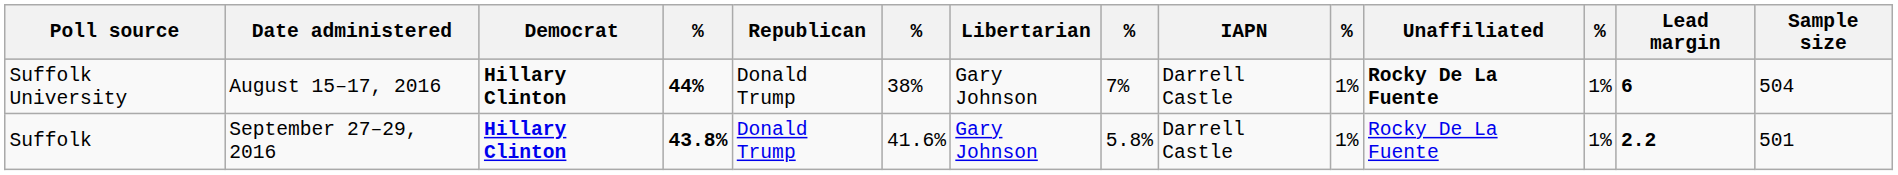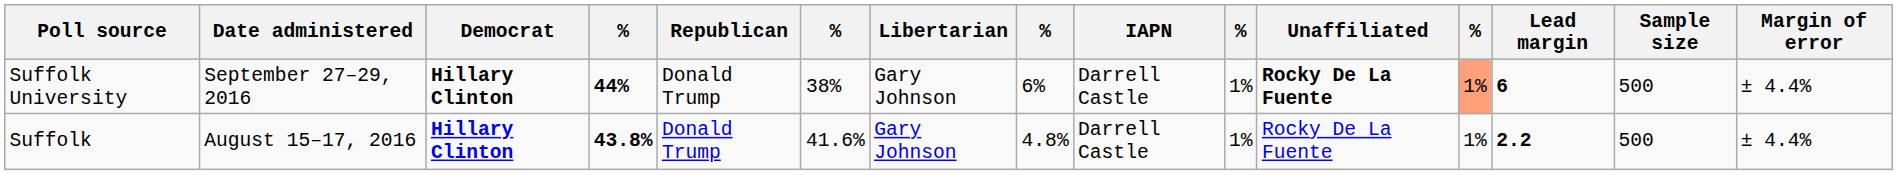+ column: (1814, 32)
(335, 87) August 15–17, 2016 -> (298, 87) September 27–29, 2016
(1118, 87) 7% -> (1033, 87) 6%
(1600, 87) no background -> (1475, 87) lightsalmon background
(1777, 87) 504 -> (1636, 87) 500
(323, 141) September 27–29, 2016 -> (310, 141) August 15–17, 2016
(1129, 141) 5.8% -> (1045, 141) 4.8%
(1777, 141) 501 -> (1636, 141) 500
